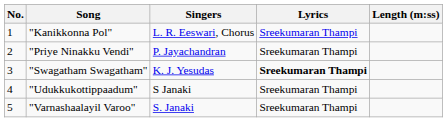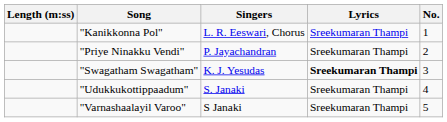columns swapped: (15, 14) <-> (406, 14)
(172, 89) S Janaki -> (224, 89) S. Janaki
(173, 108) S. Janaki -> (223, 108) S Janaki
